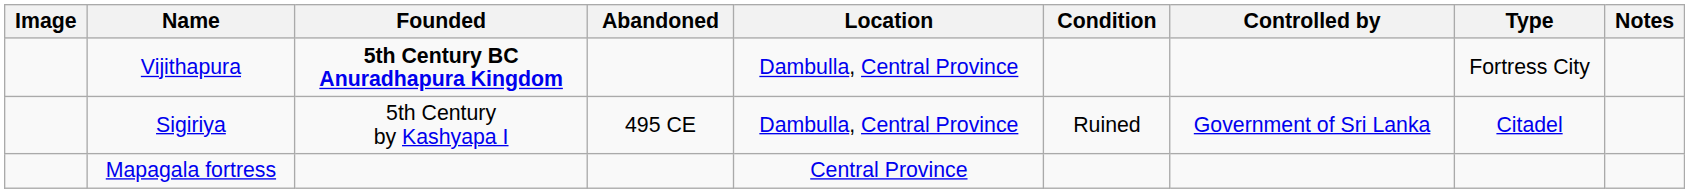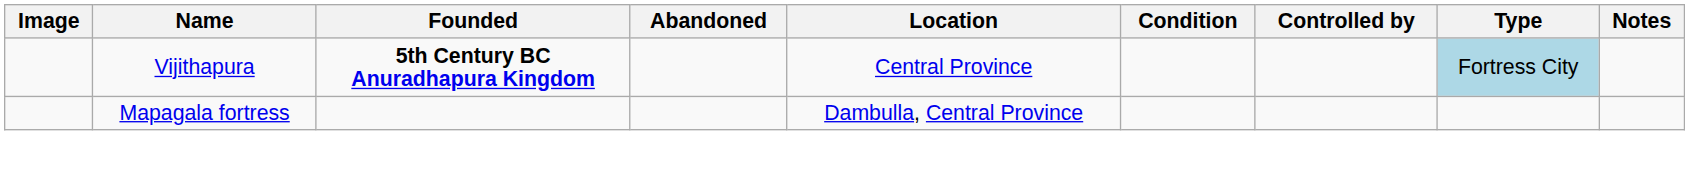(889, 67) Dambulla, Central Province -> (954, 67) Central Province
(1530, 67) no background -> (1518, 67) lightblue background
- row: (191, 124)
(889, 170) Central Province -> (954, 112) Dambulla, Central Province
